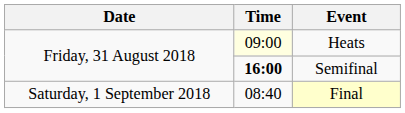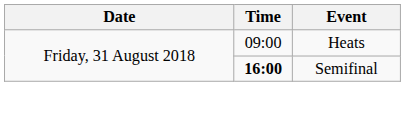(263, 42) lightyellow background -> (263, 42) no background
- row: (346, 94)
